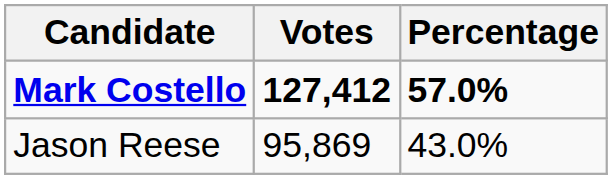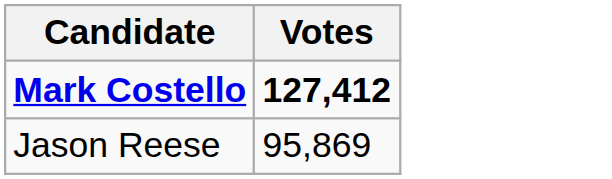- column: (503, 32)
